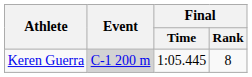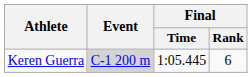(228, 61) 8 -> (228, 61) 6
